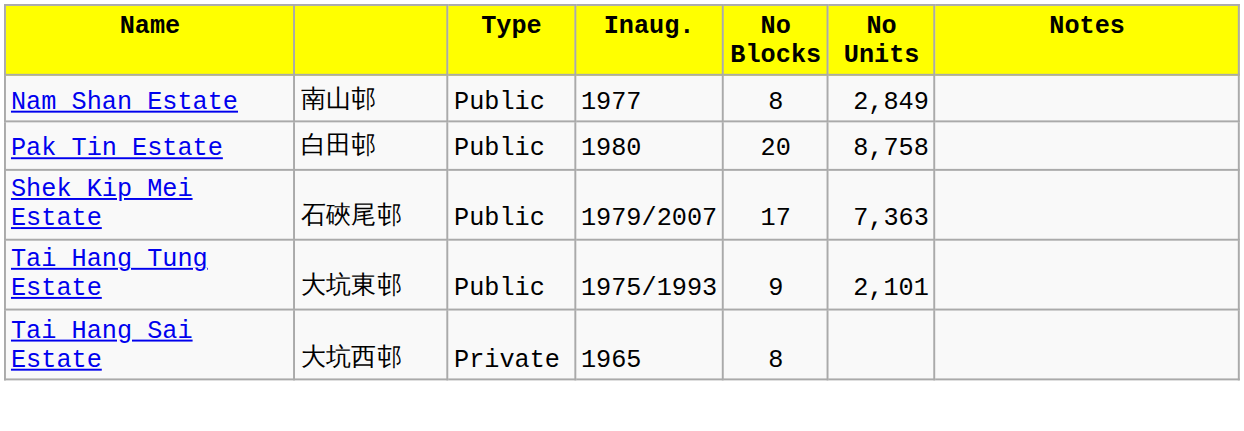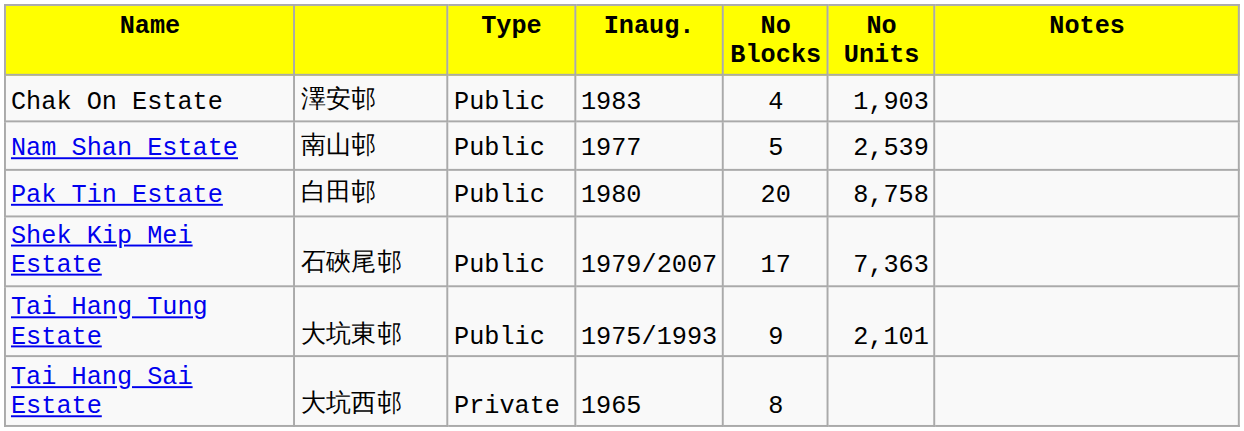+ row: (117, 102)
(776, 102) 8 -> (776, 148) 5
(891, 102) 2,849 -> (891, 148) 2,539
